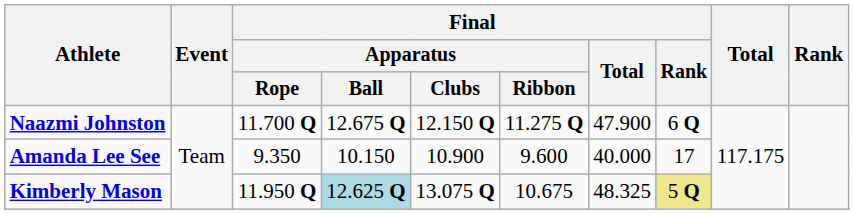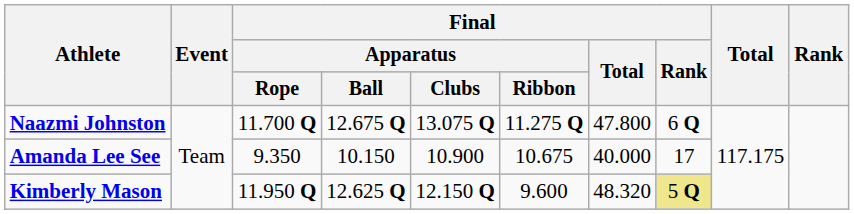(455, 122) 12.150 Q -> (455, 122) 13.075 Q
(622, 122) 47.900 -> (622, 122) 47.800
(544, 157) 9.600 -> (544, 157) 10.675
(366, 191) lightblue background -> (366, 191) no background
(455, 191) 13.075 Q -> (455, 191) 12.150 Q
(544, 191) 10.675 -> (544, 191) 9.600
(622, 191) 48.325 -> (622, 191) 48.320
